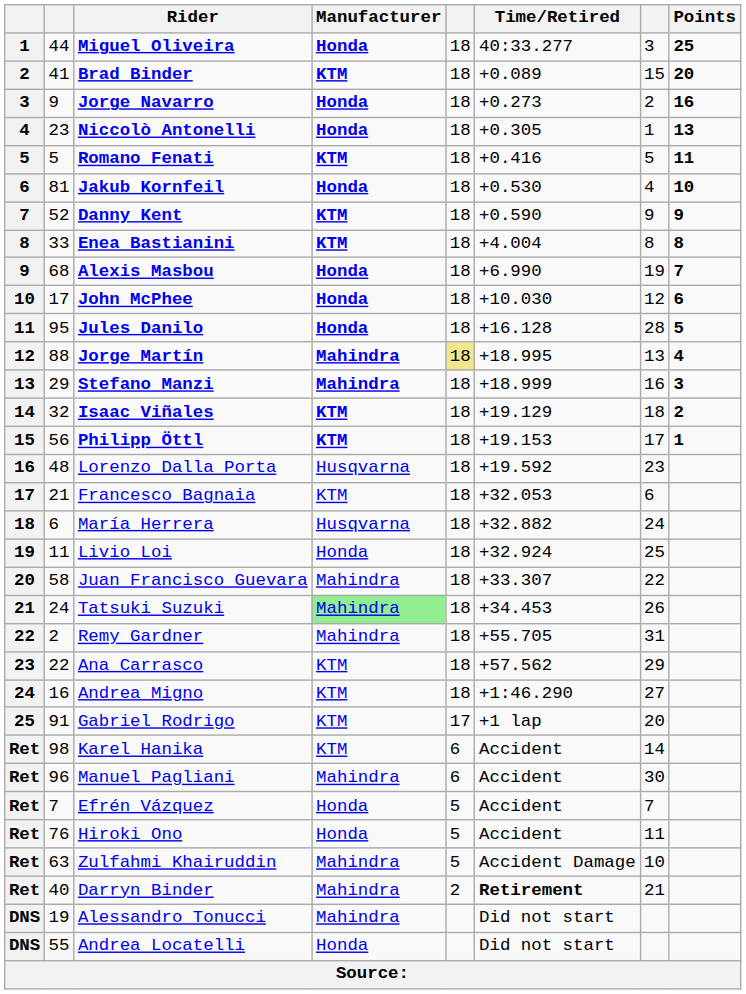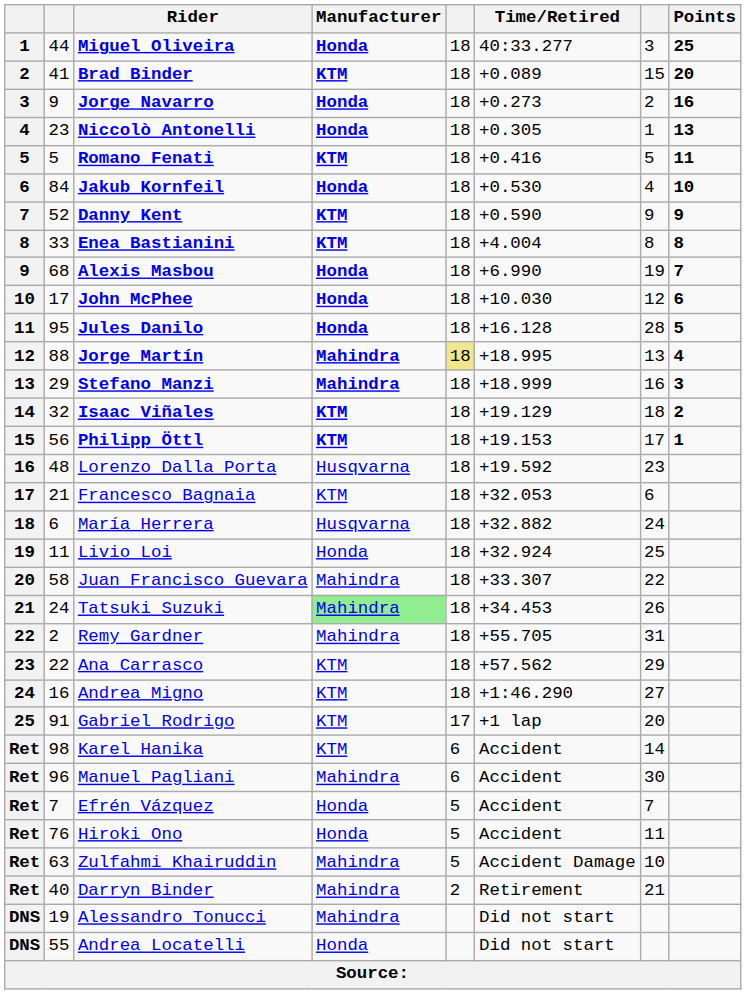(59, 188) 81 -> (59, 188) 84
(531, 891) bold -> (531, 891) normal
